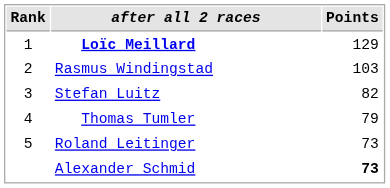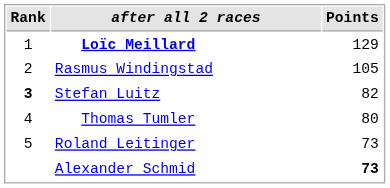(366, 70) 103 -> (366, 70) 105
(28, 94) normal -> (28, 94) bold
(370, 119) 79 -> (370, 119) 80
